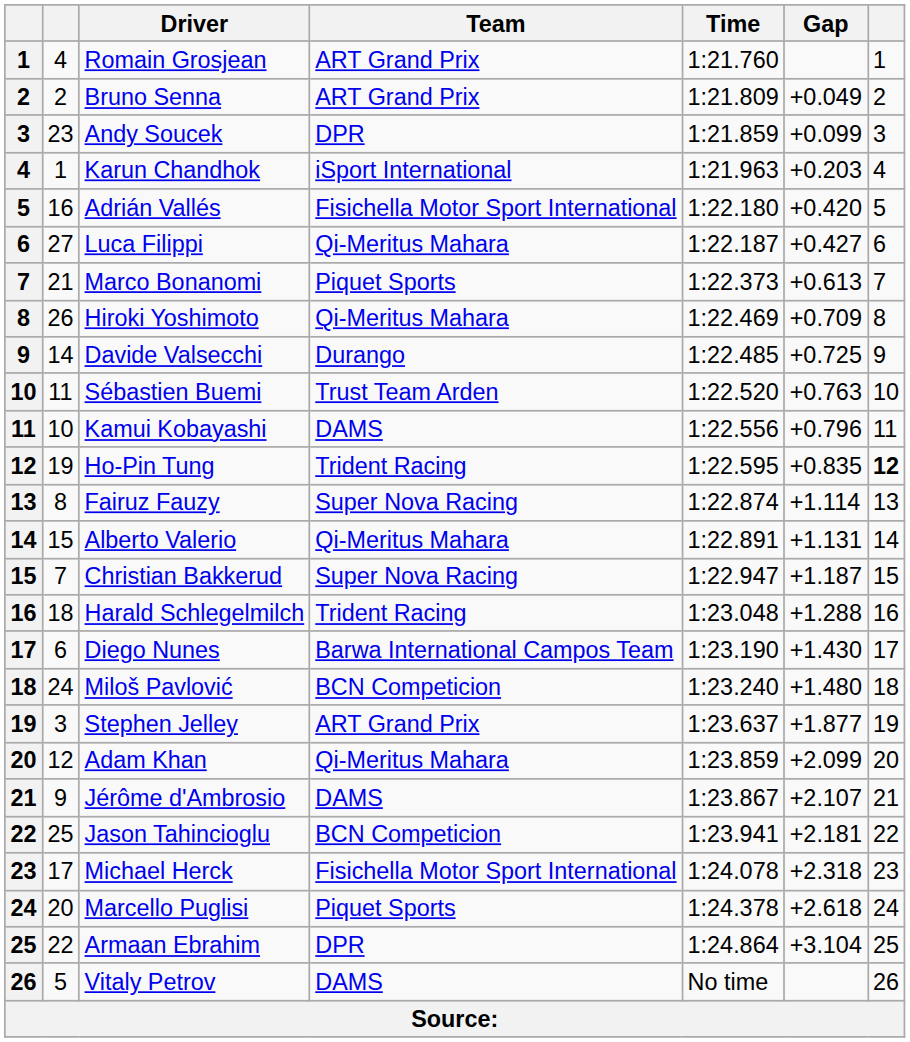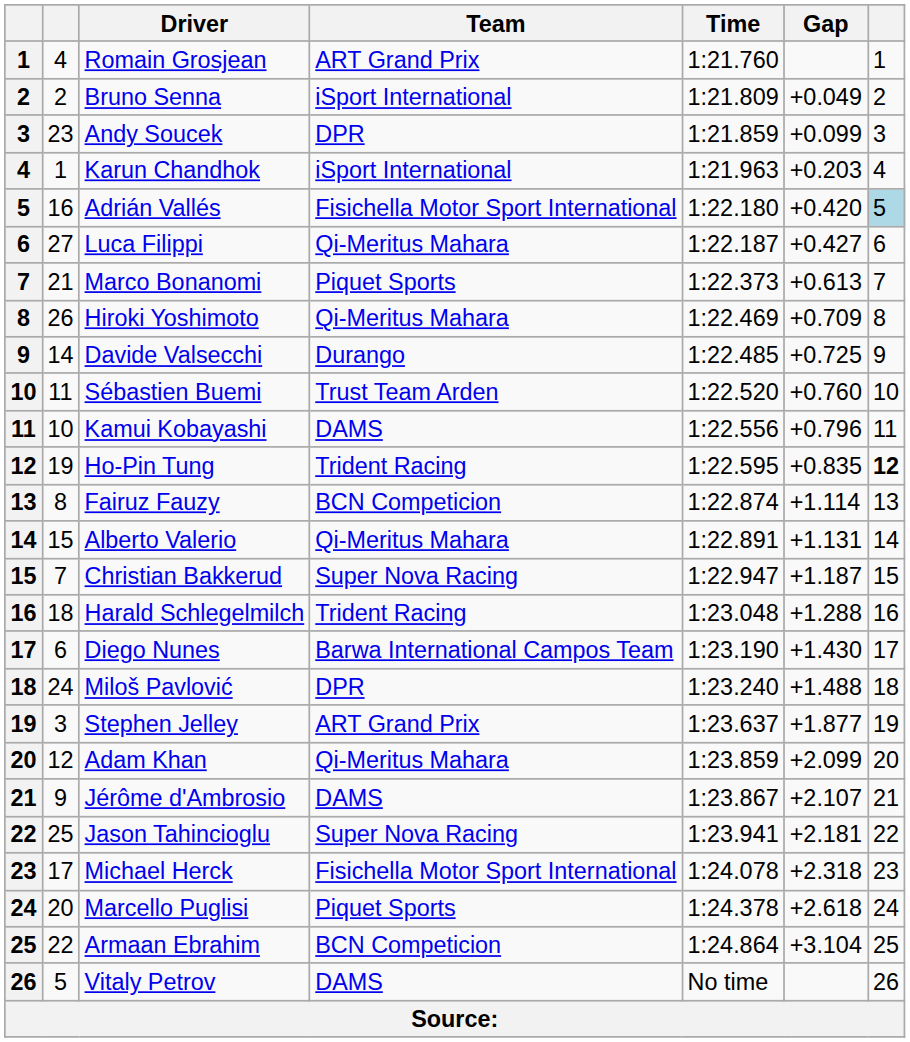(397, 97) ART Grand Prix -> (413, 97) iSport International
(879, 207) no background -> (879, 207) lightblue background
(826, 392) +0.763 -> (826, 392) +0.760
(417, 502) Super Nova Racing -> (408, 502) BCN Competicion
(408, 687) BCN Competicion -> (340, 687) DPR
(826, 687) +1.480 -> (826, 687) +1.488
(408, 834) BCN Competicion -> (417, 834) Super Nova Racing
(340, 945) DPR -> (408, 945) BCN Competicion
